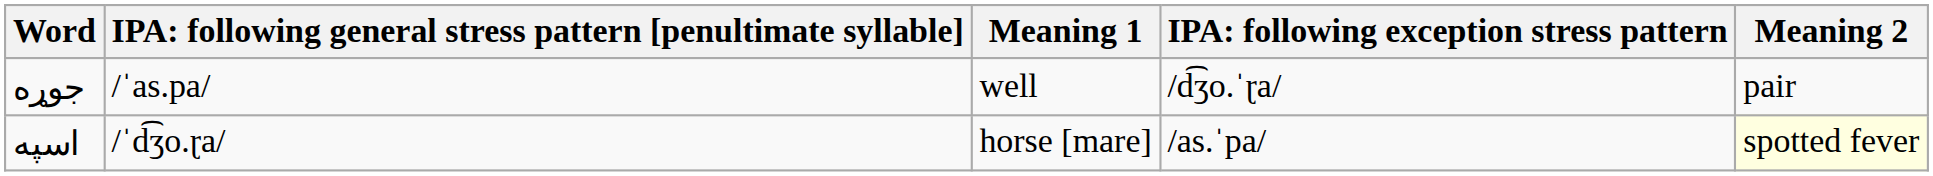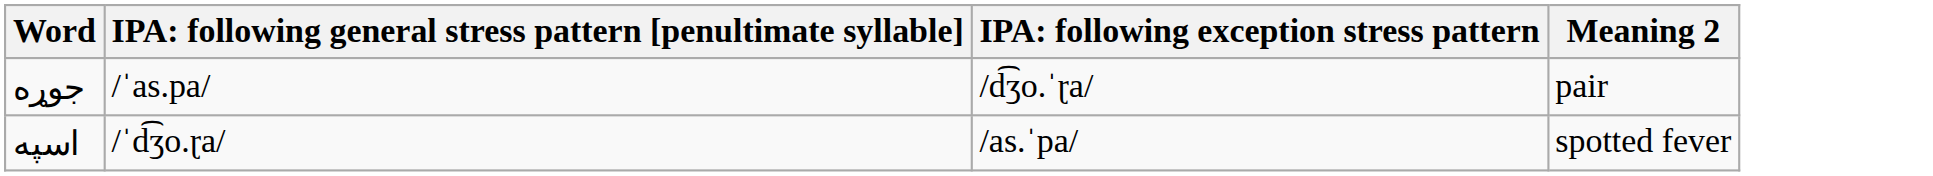- column: (1066, 31)
(1831, 142) lightyellow background -> (1643, 142) no background
